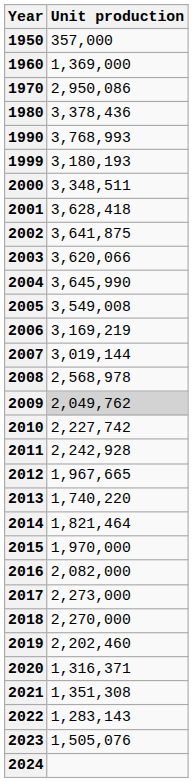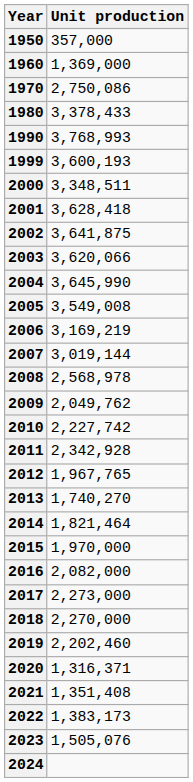(91, 89) 2,950,086 -> (91, 89) 2,750,086
(91, 113) 3,378,436 -> (91, 113) 3,378,433
(91, 162) 3,180,193 -> (91, 162) 3,600,193
(91, 403) lightgrey background -> (91, 403) no background
(91, 451) 2,242,928 -> (91, 451) 2,342,928
(91, 476) 1,967,665 -> (91, 476) 1,967,765
(91, 500) 1,740,220 -> (91, 500) 1,740,270
(91, 693) 1,351,308 -> (91, 693) 1,351,408
(91, 717) 1,283,143 -> (91, 717) 1,383,173
